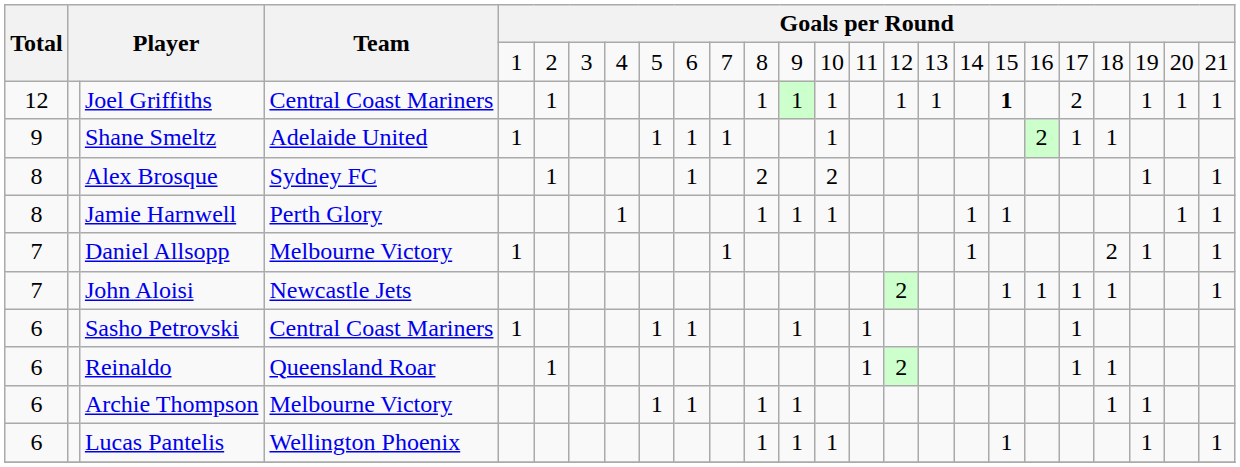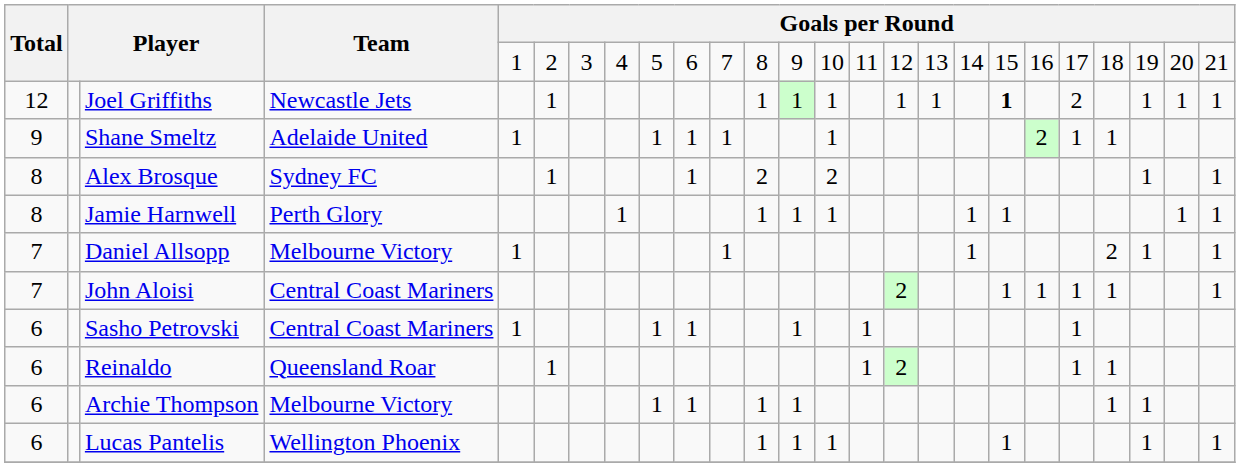(381, 99) Central Coast Mariners -> (340, 99) Newcastle Jets
(340, 289) Newcastle Jets -> (381, 289) Central Coast Mariners
